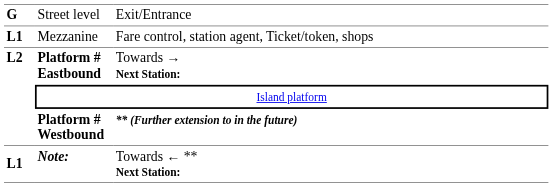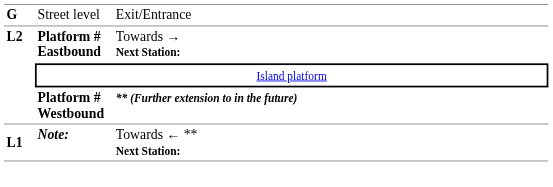- row: (68, 36)
